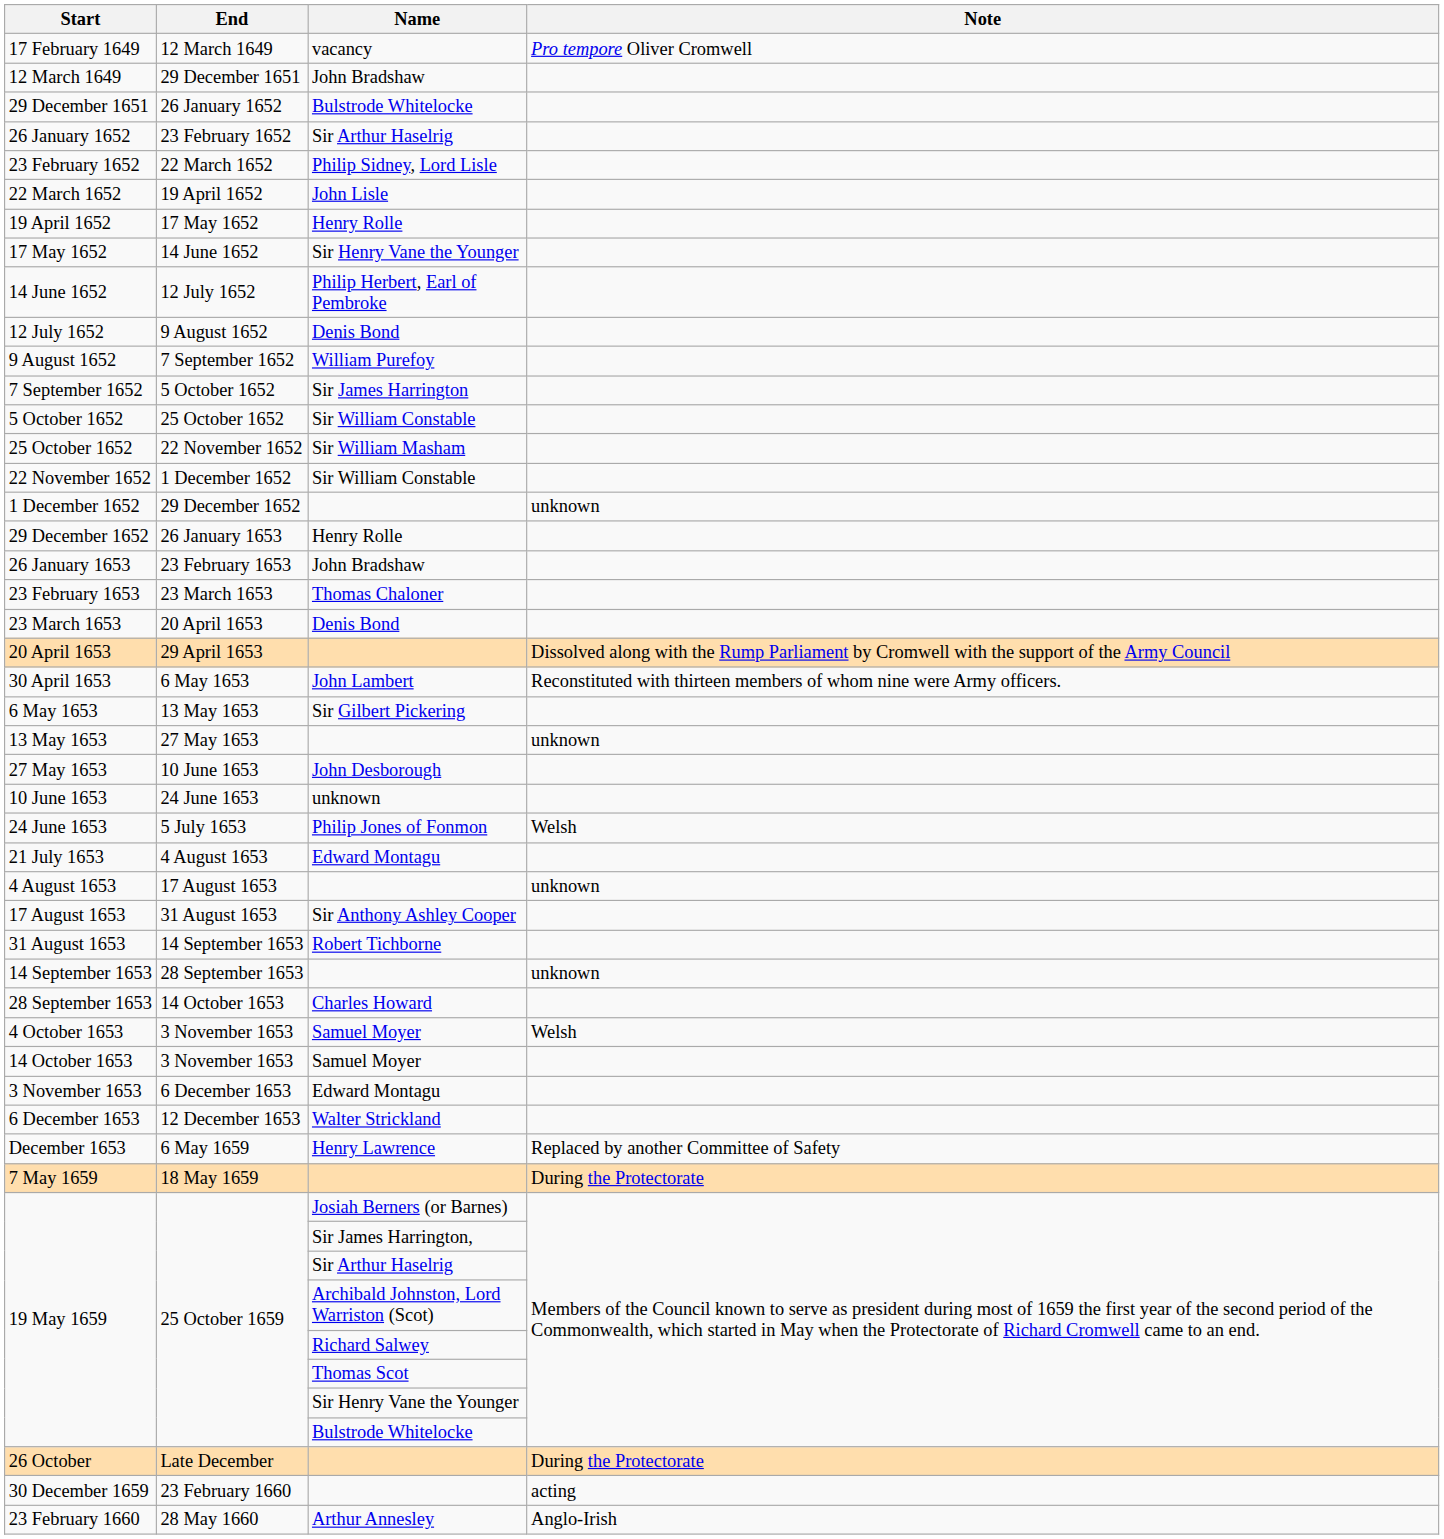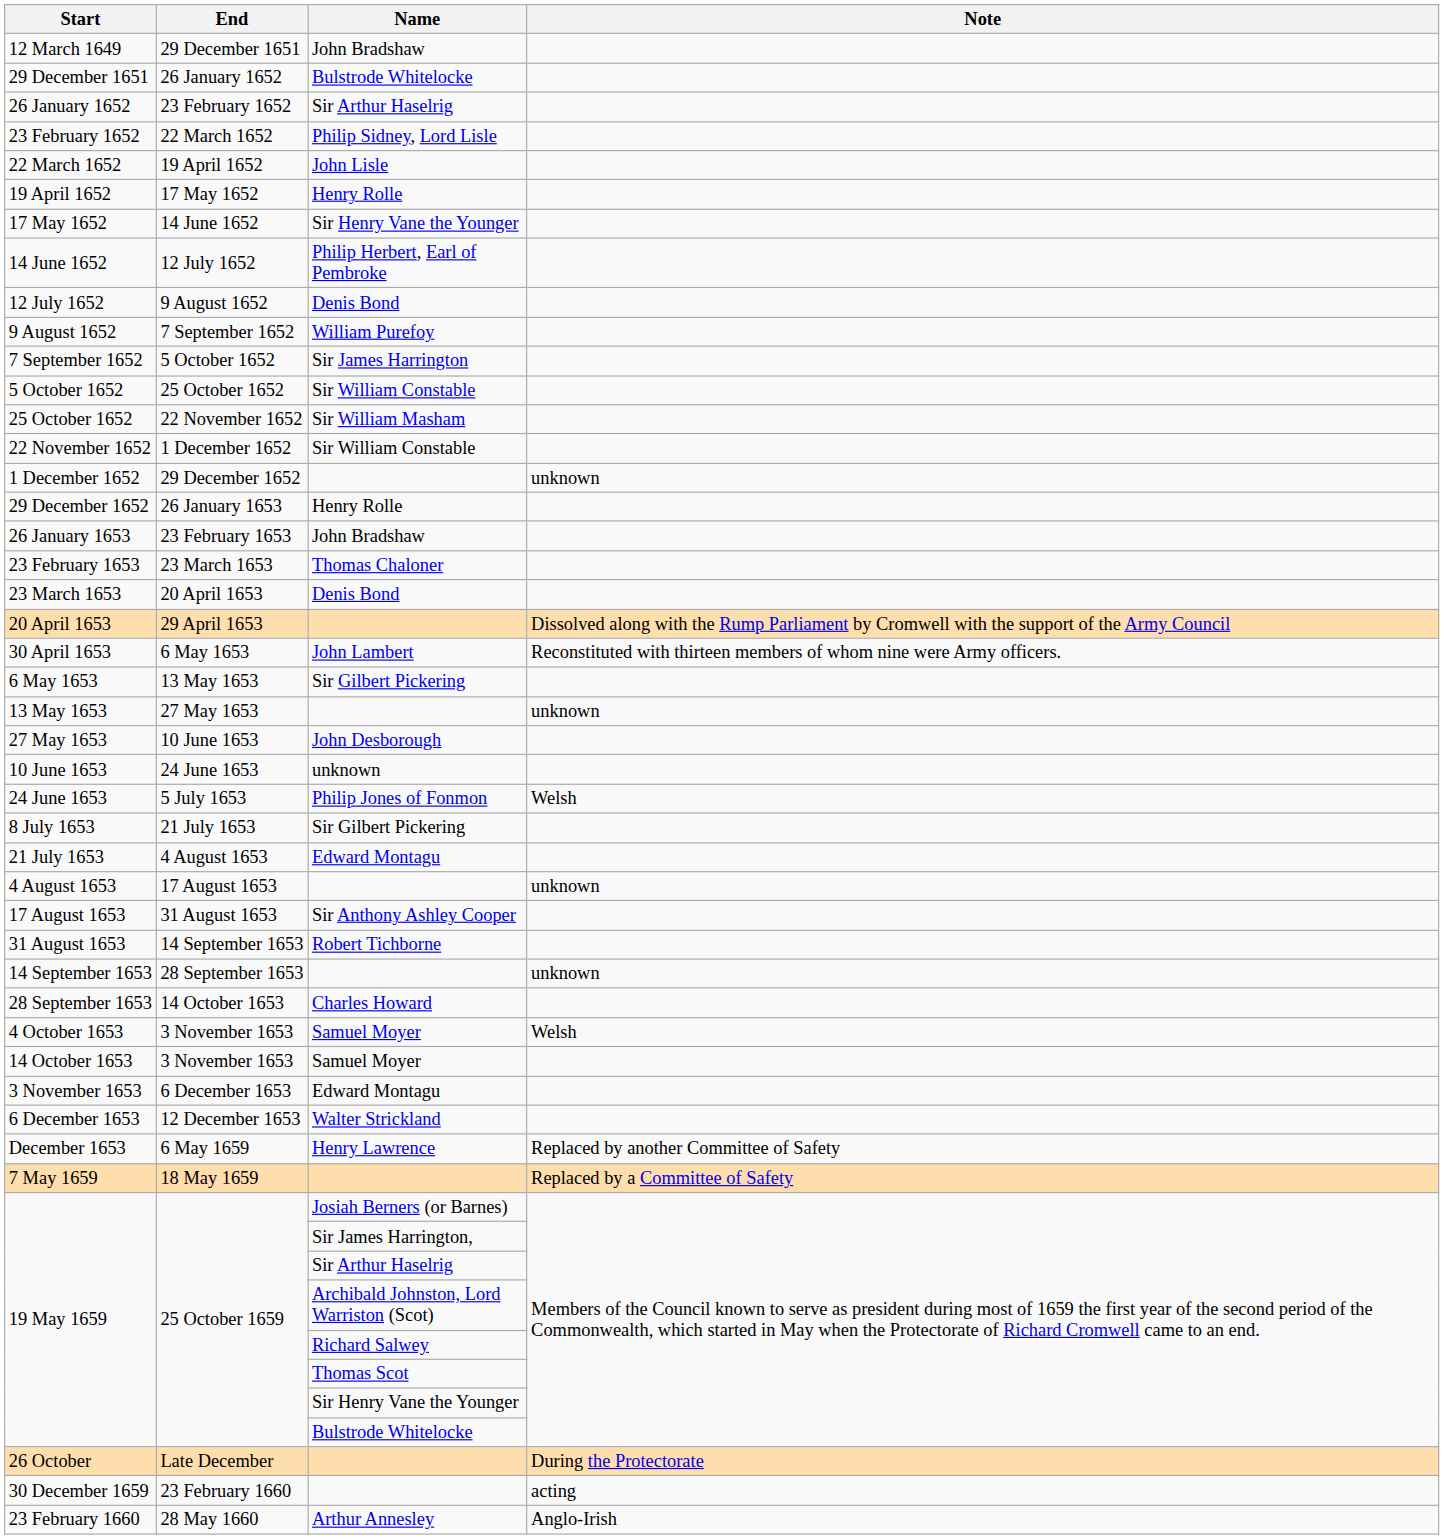- row: (74, 48)
+ row: (52, 827)
(617, 1177) During the Protectorate -> (662, 1177) Replaced by a Committee of Safety
